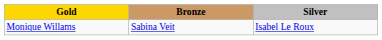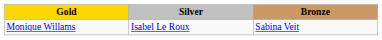columns swapped: (315, 12) <-> (191, 12)
